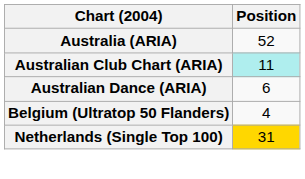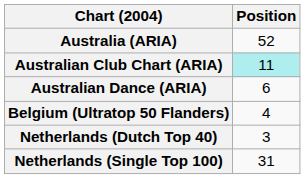+ row: (119, 137)
(266, 137) gold background -> (266, 161) no background
